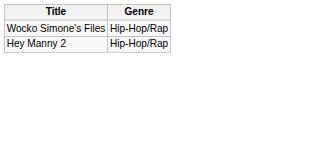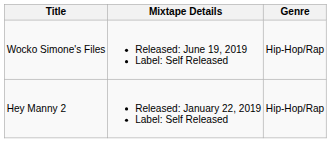+ column: (186, 12)
